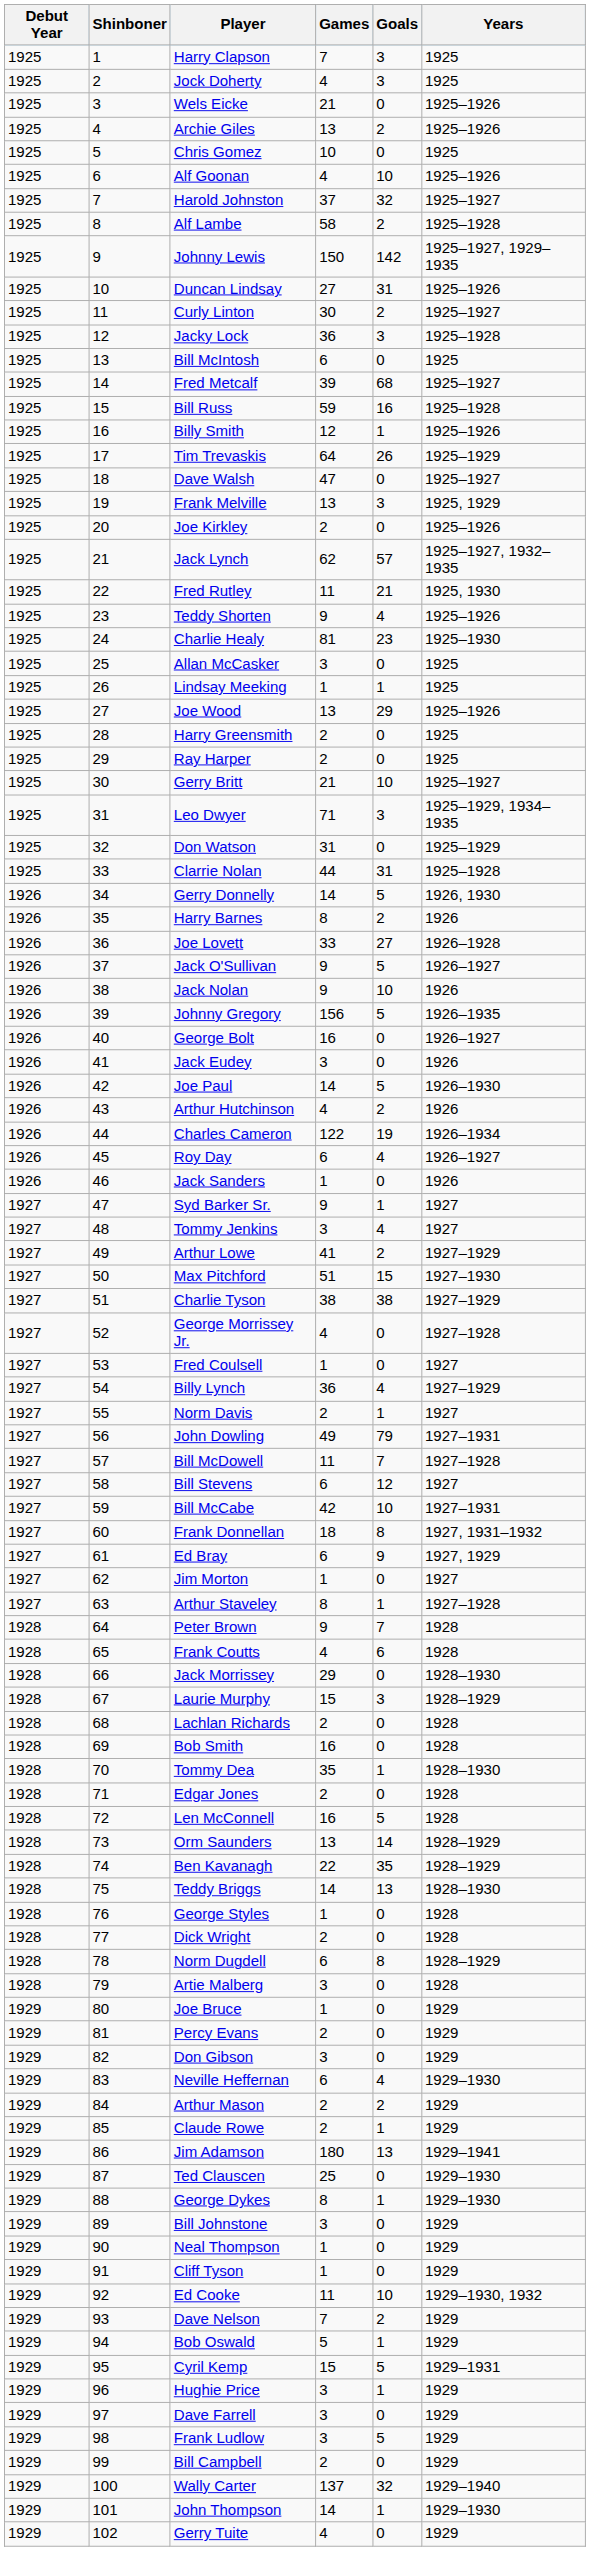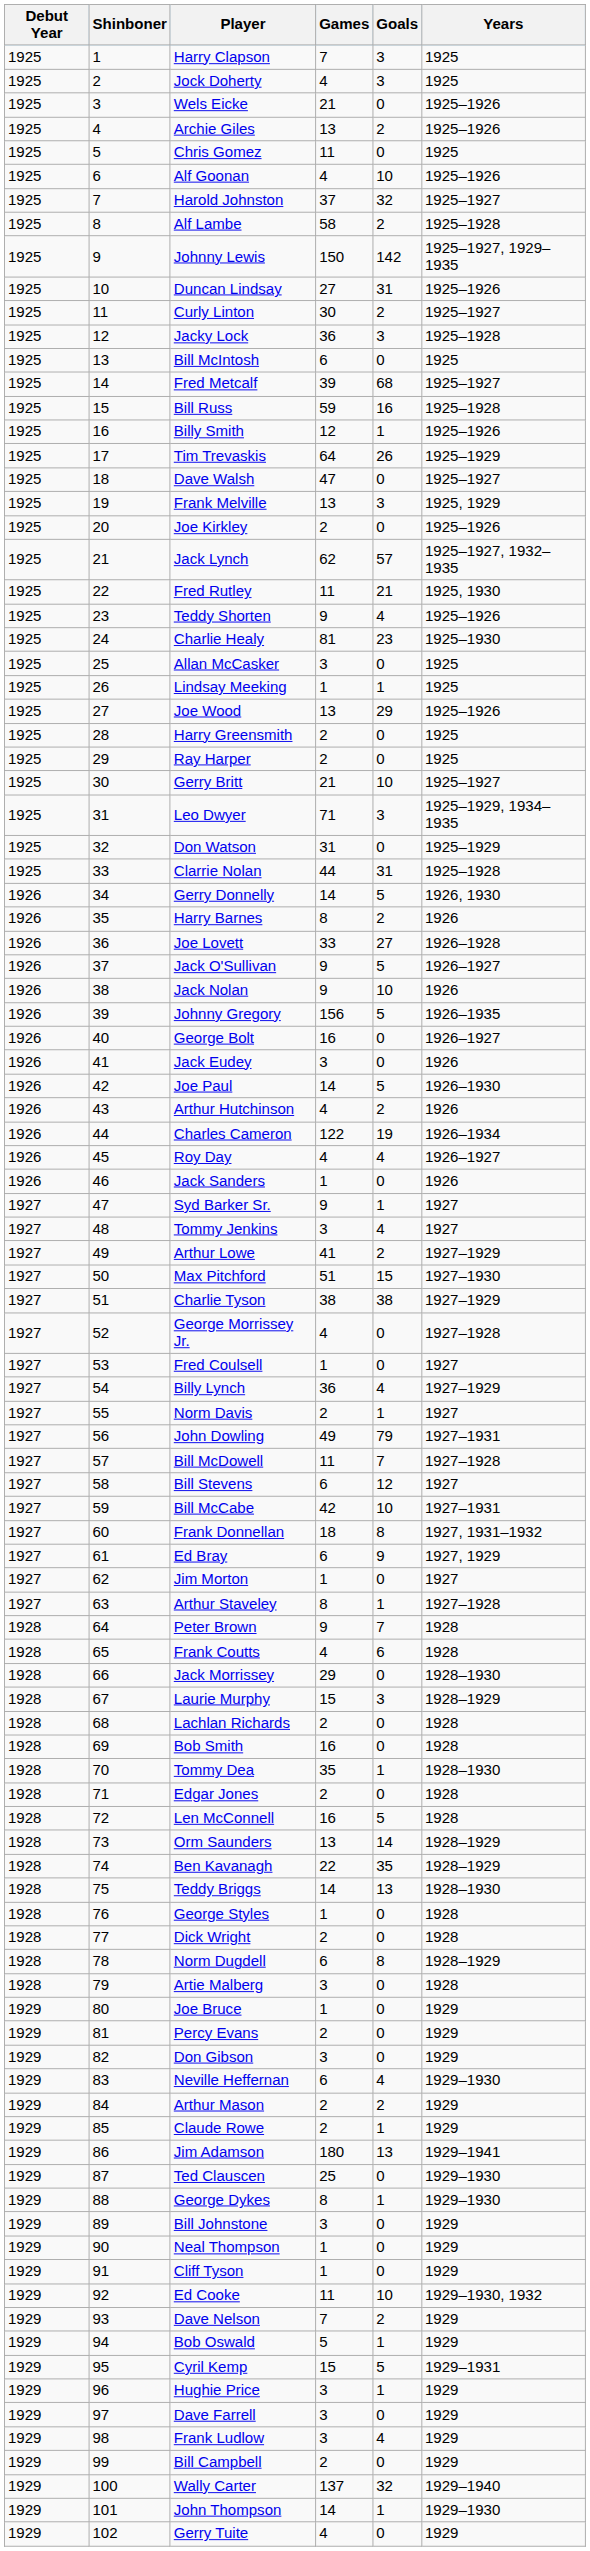(327, 152) 10 -> (327, 152) 11
(323, 1157) 6 -> (323, 1157) 4
(380, 2438) 5 -> (380, 2438) 4
